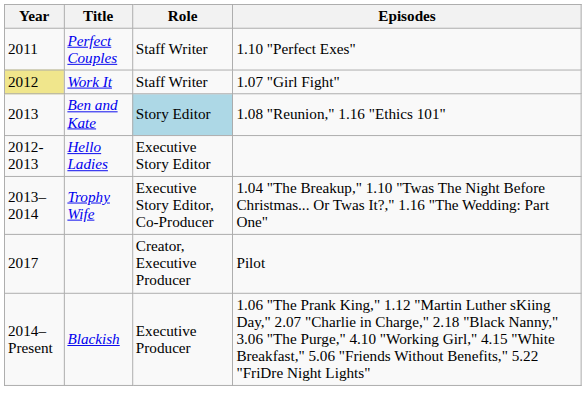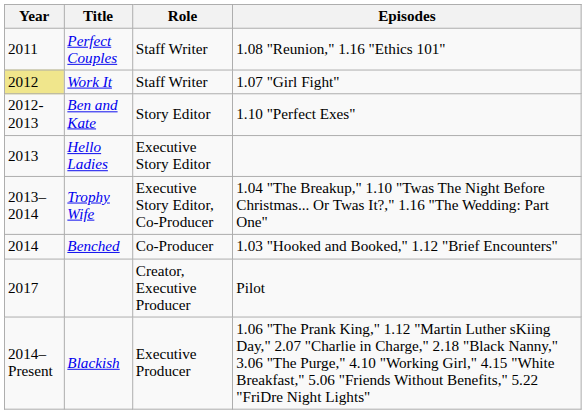(296, 49) 1.10 "Perfect Exes" -> (341, 49) 1.08 "Reunion," 1.16 "Ethics 101"
(23, 114) 2013 -> (26, 114) 2012-2013
(173, 114) lightblue background -> (173, 114) no background
(341, 114) 1.08 "Reunion," 1.16 "Ethics 101" -> (296, 114) 1.10 "Perfect Exes"
(26, 155) 2012-2013 -> (23, 155) 2013
+ row: (94, 246)
